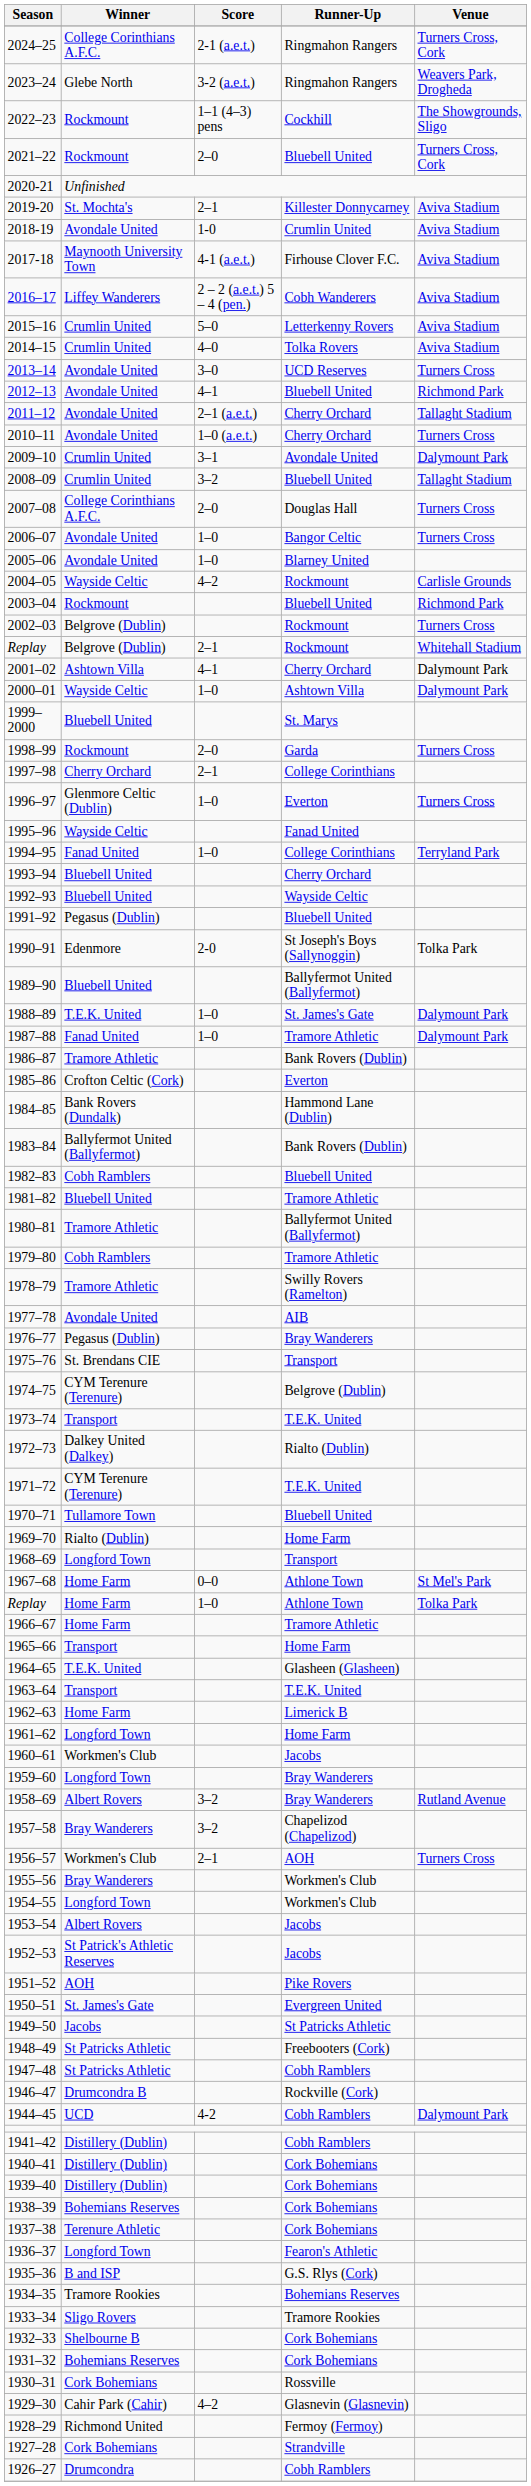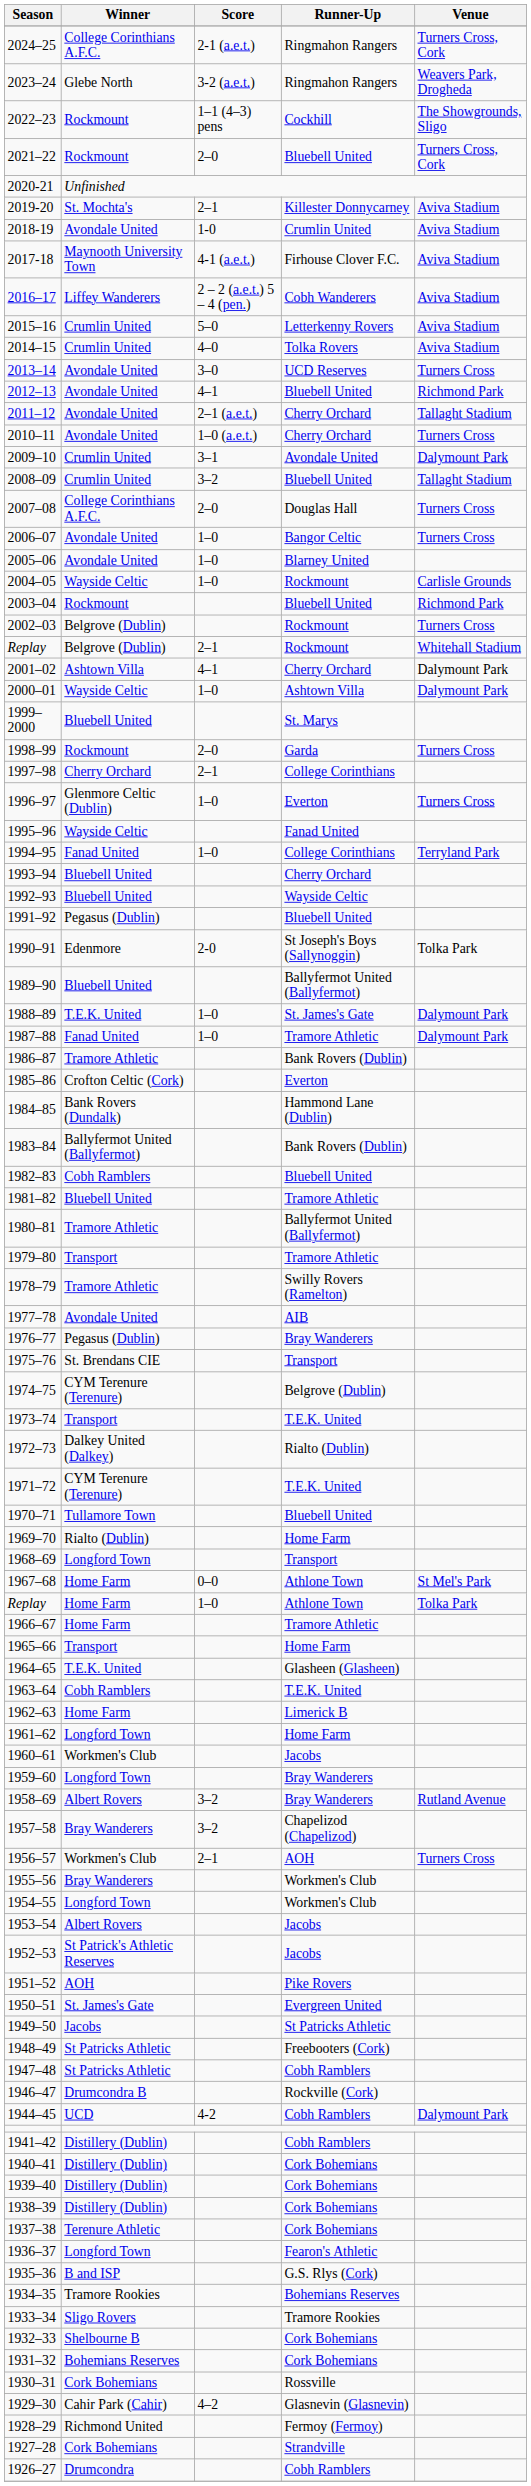(208, 582) 4–2 -> (208, 582) 1–0
(107, 1257) Cobh Ramblers -> (91, 1257) Transport
(91, 1690) Transport -> (107, 1690) Cobh Ramblers
(122, 2208) Bohemians Reserves -> (116, 2208) Distillery (Dublin)
